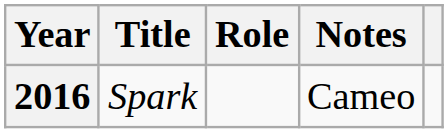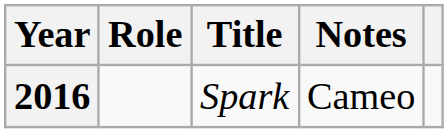columns swapped: (153, 34) <-> (252, 34)
